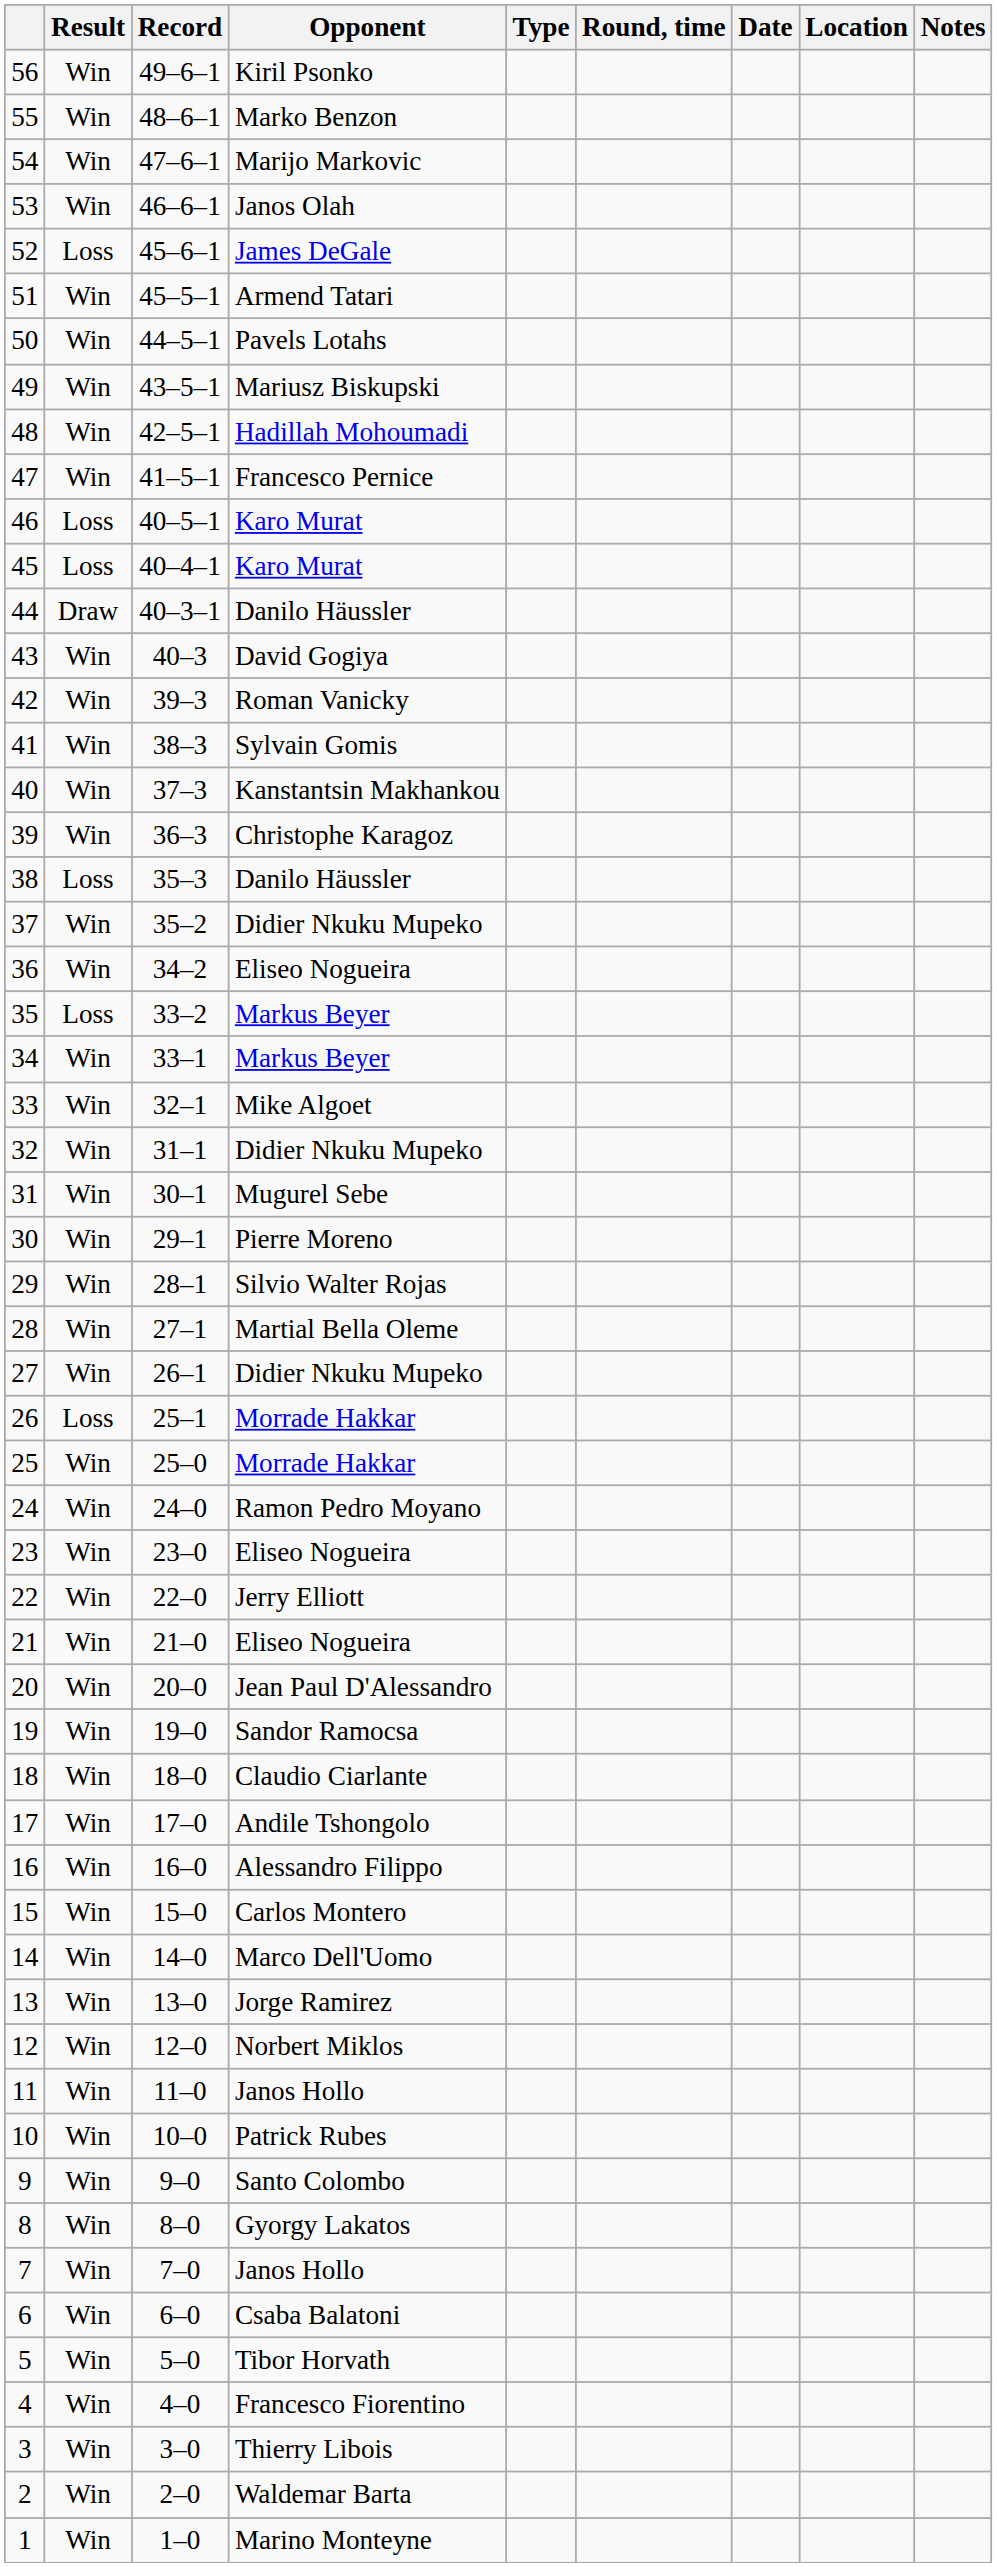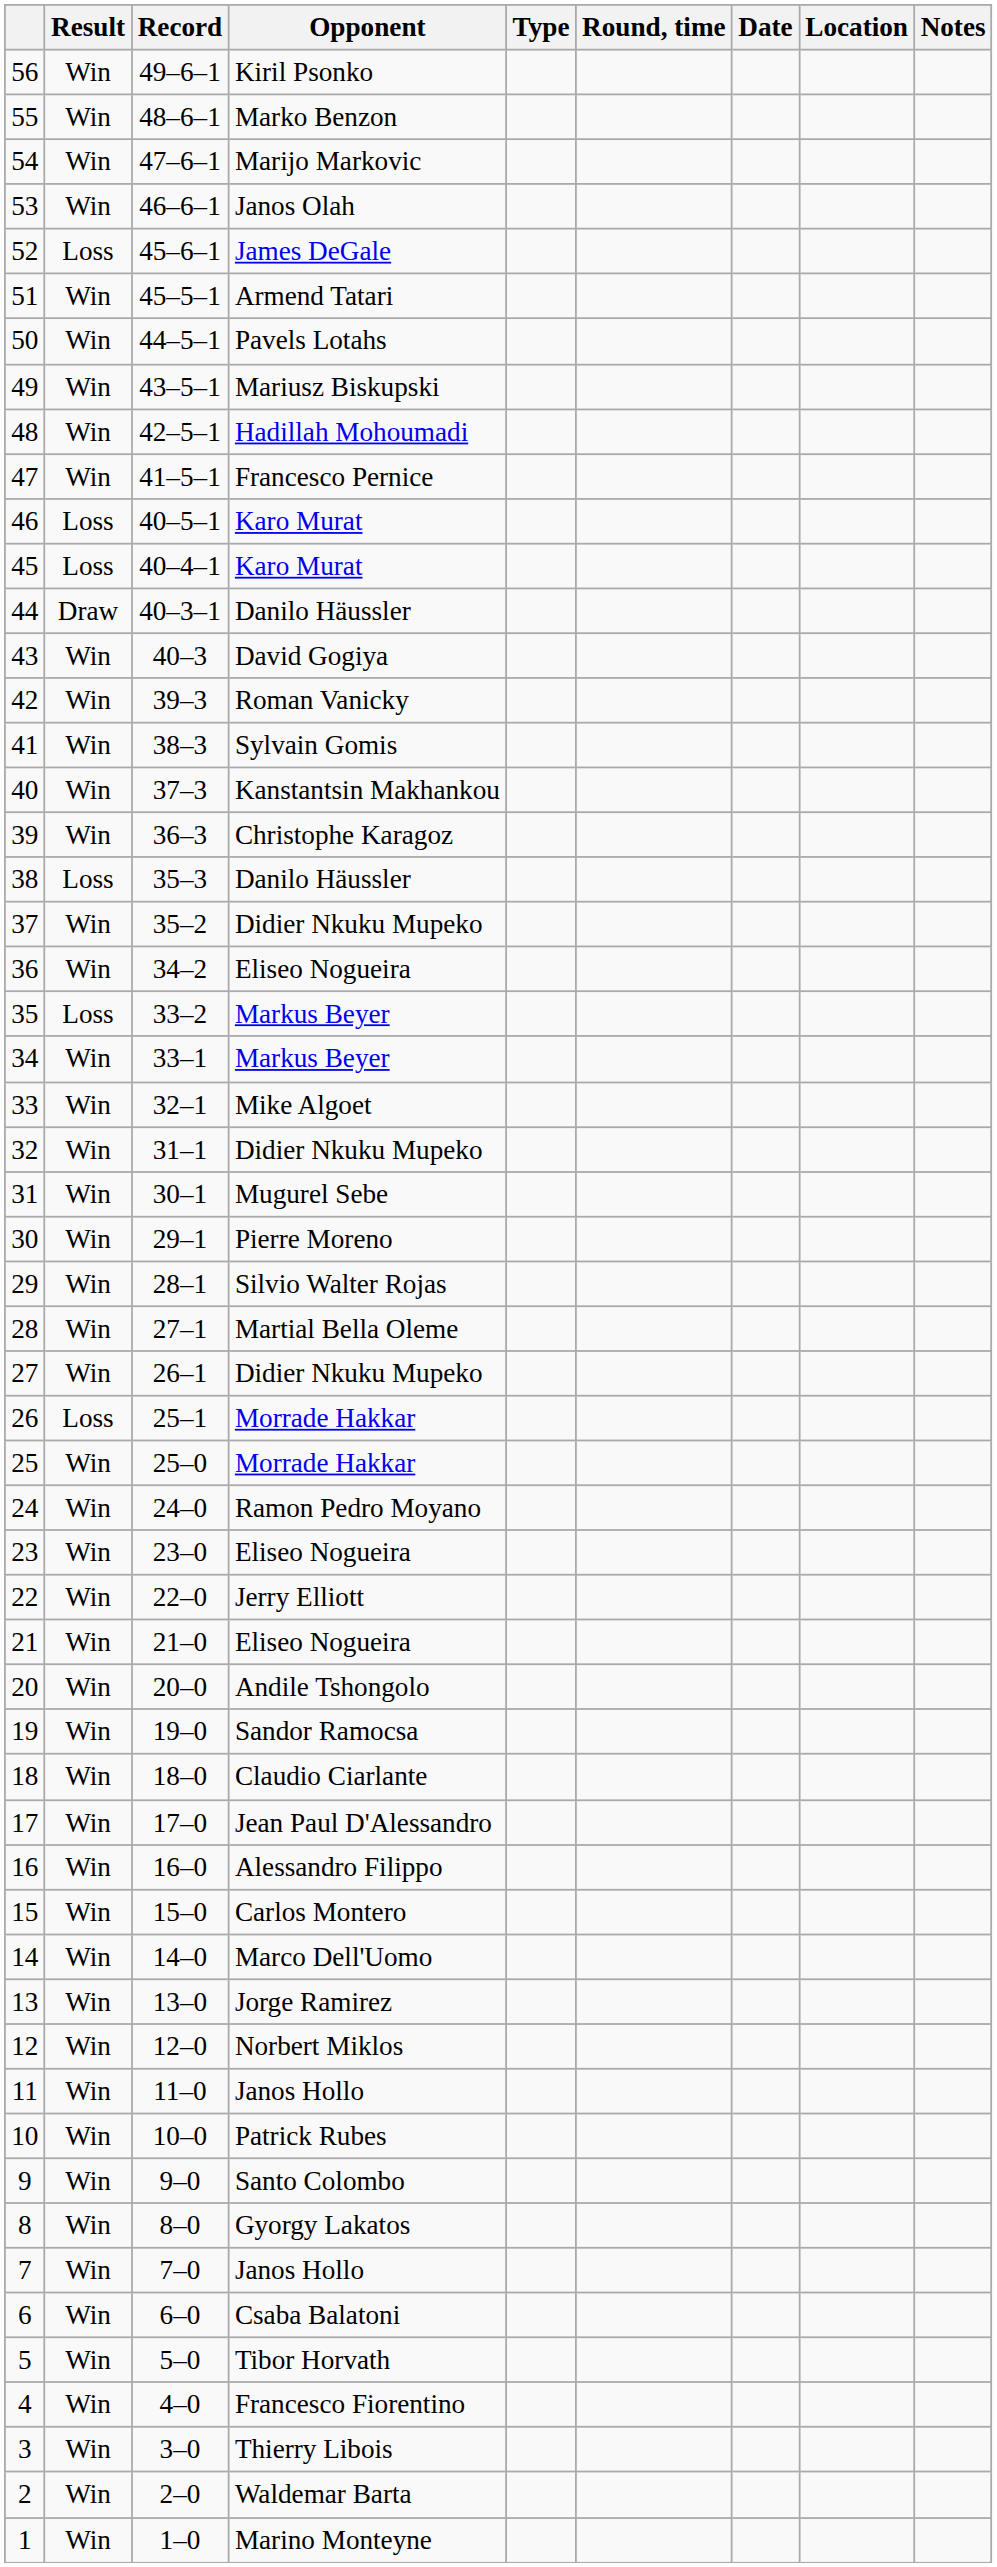(363, 1687) Jean Paul D'Alessandro -> (332, 1687) Andile Tshongolo
(332, 1821) Andile Tshongolo -> (363, 1821) Jean Paul D'Alessandro
